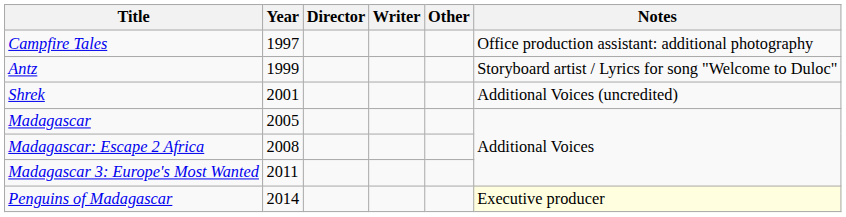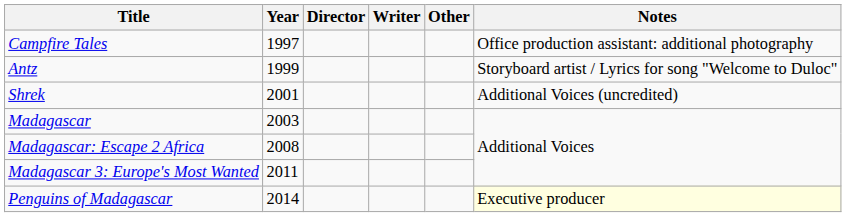(283, 120) 2005 -> (283, 120) 2003
